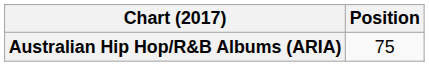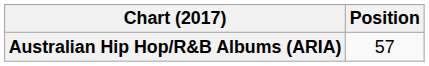(385, 46) 75 -> (385, 46) 57
